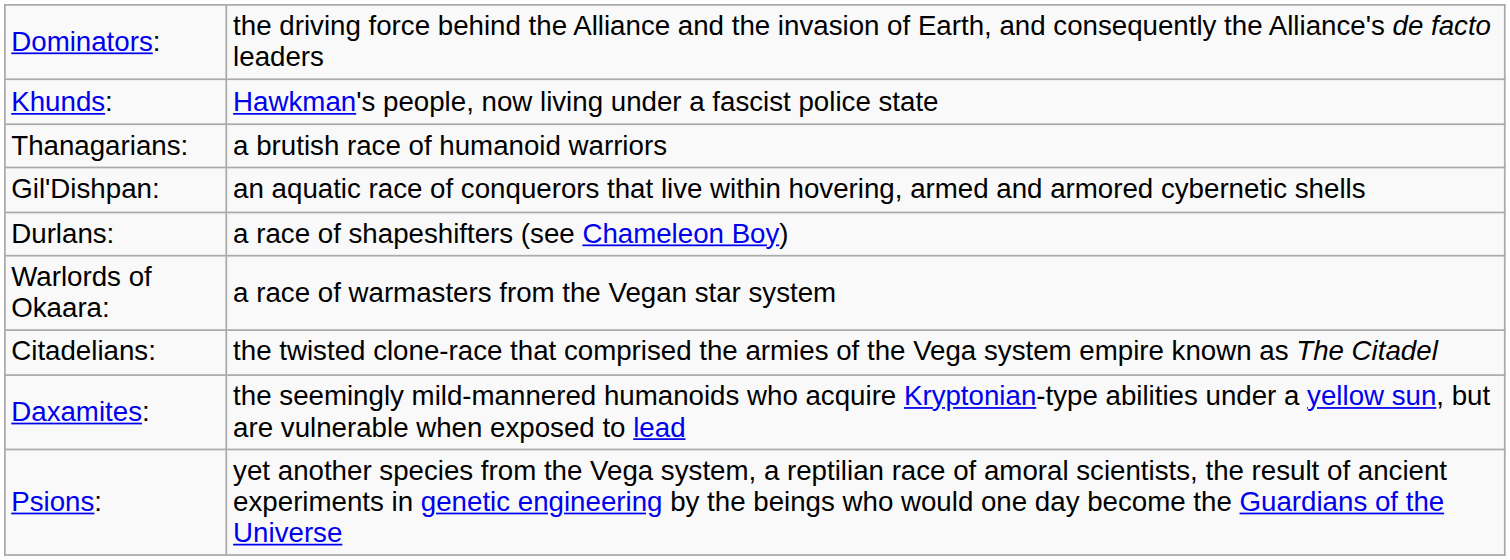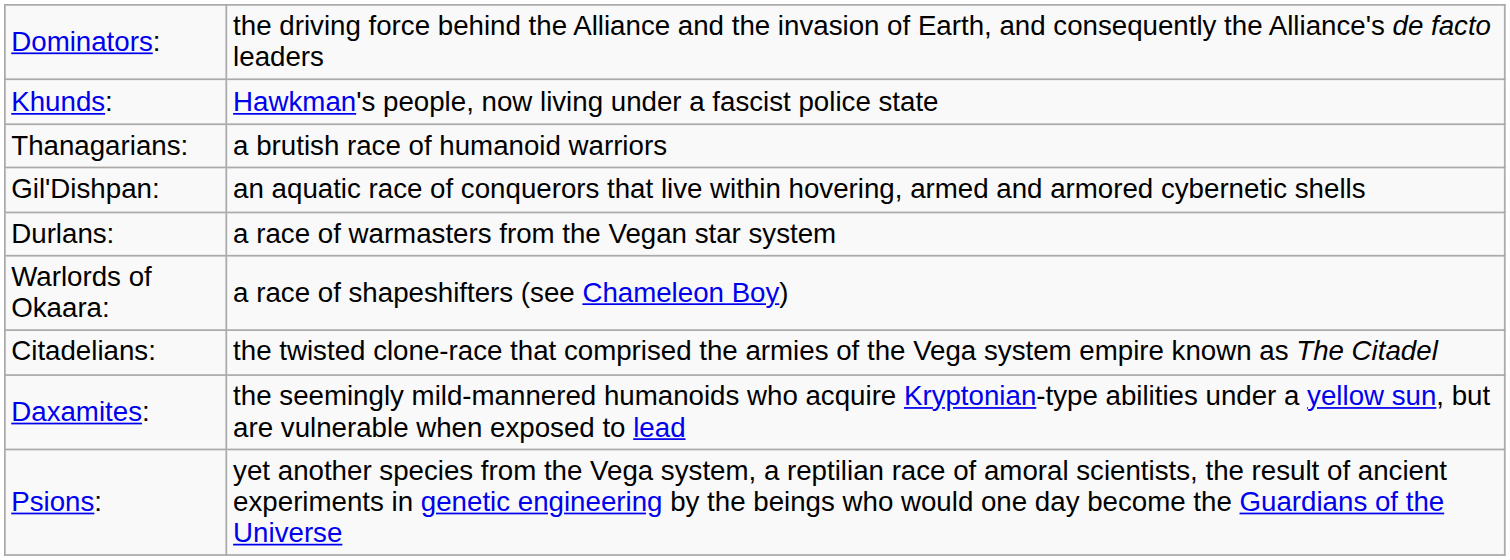(511, 233) a race of shapeshifters (see Chameleon Boy) -> (535, 233) a race of warmasters from the Vegan star system
(535, 292) a race of warmasters from the Vegan star system -> (511, 292) a race of shapeshifters (see Chameleon Boy)
